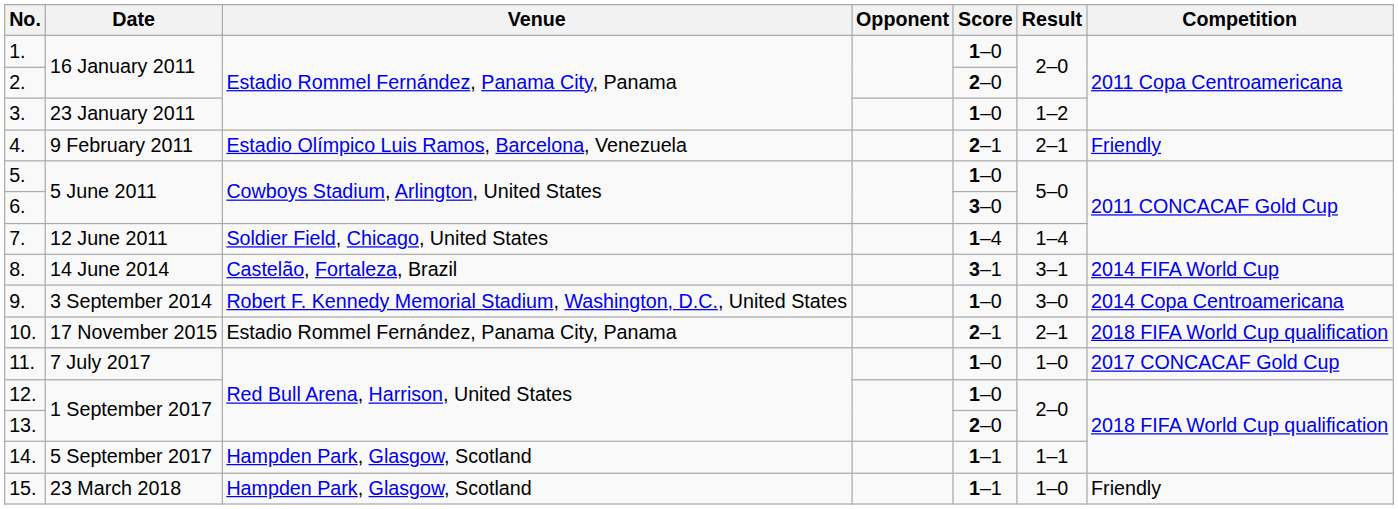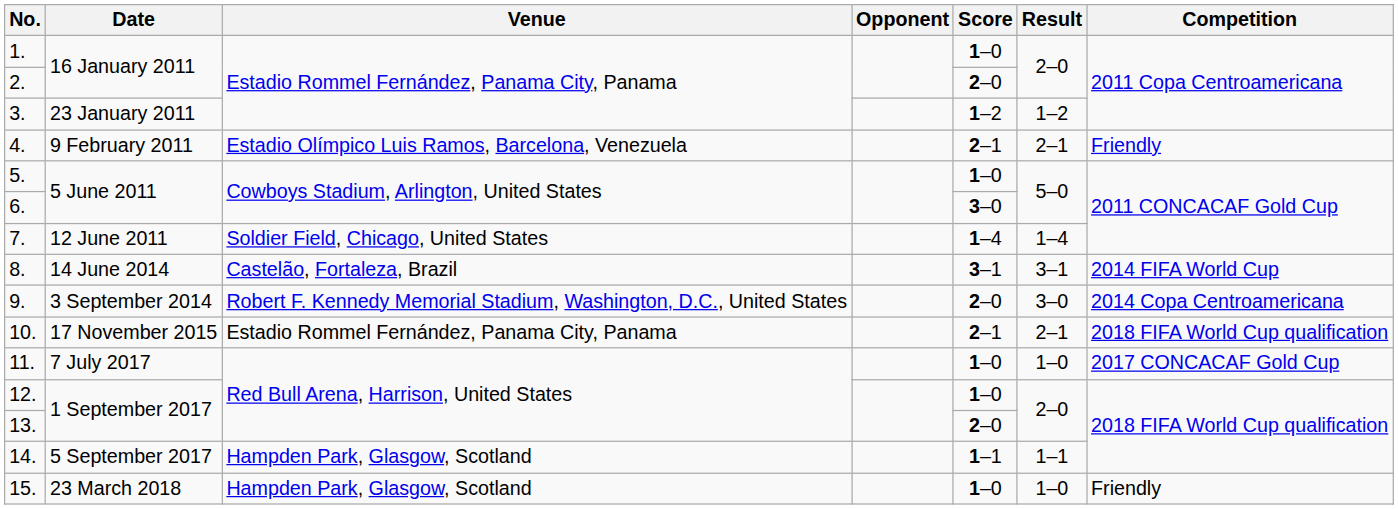(985, 113) 1–0 -> (985, 113) 1–2
(985, 301) 1–0 -> (985, 301) 2–0
(985, 488) 1–1 -> (985, 488) 1–0
